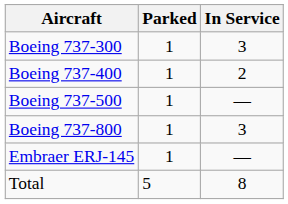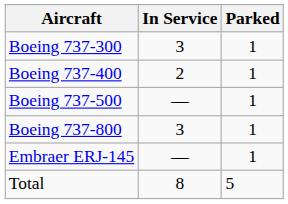columns swapped: (242, 18) <-> (169, 18)
